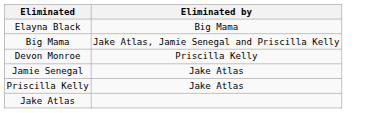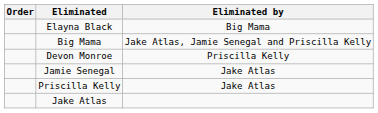+ column: (20, 12)
